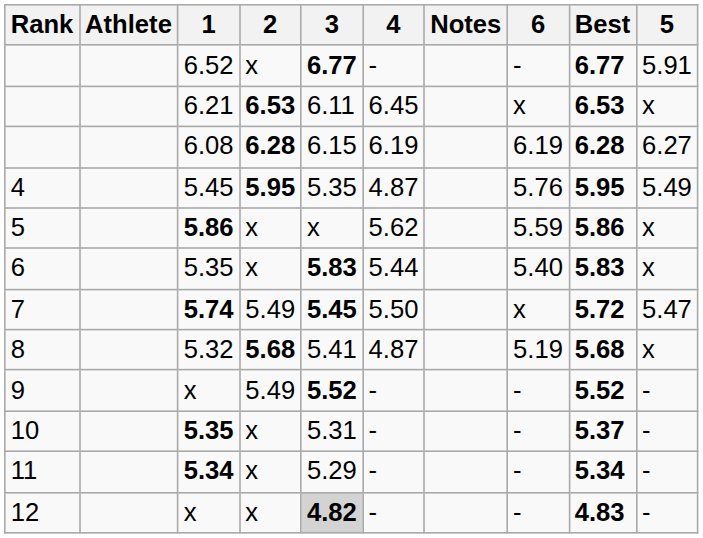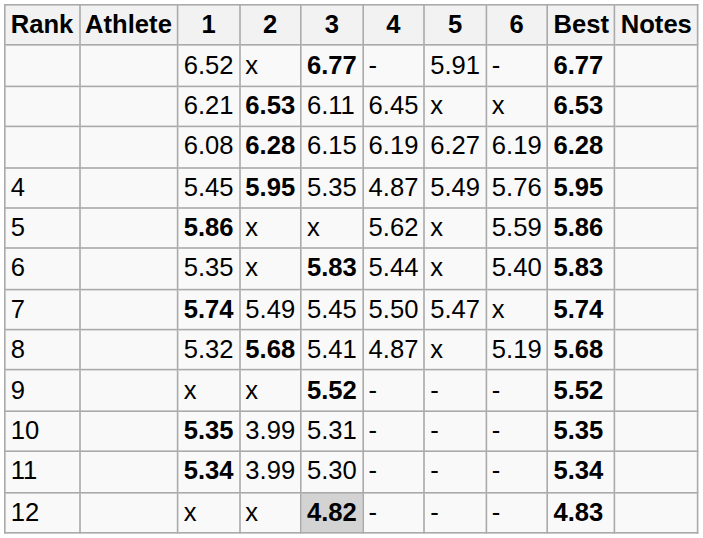columns swapped: (667, 24) <-> (466, 24)
(332, 308) bold -> (332, 308) normal
(600, 308) 5.72 -> (578, 308) 5.74
(270, 390) 5.49 -> (252, 390) x
(252, 430) x -> (270, 430) 3.99
(600, 430) 5.37 -> (578, 430) 5.35
(252, 471) x -> (270, 471) 3.99
(332, 471) 5.29 -> (332, 471) 5.30
